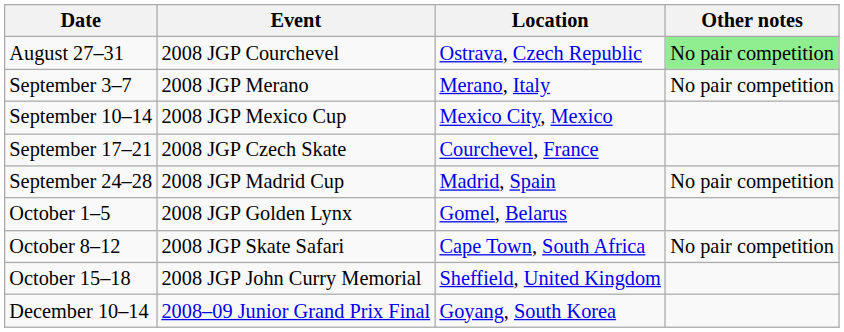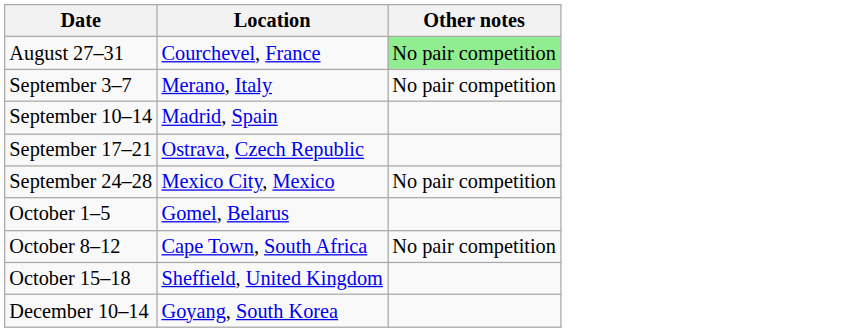- column: (296, 20)
(541, 52) Ostrava, Czech Republic -> (241, 52) Courchevel, France
(526, 117) Mexico City, Mexico -> (220, 117) Madrid, Spain
(519, 149) Courchevel, France -> (263, 149) Ostrava, Czech Republic
(498, 181) Madrid, Spain -> (248, 181) Mexico City, Mexico
